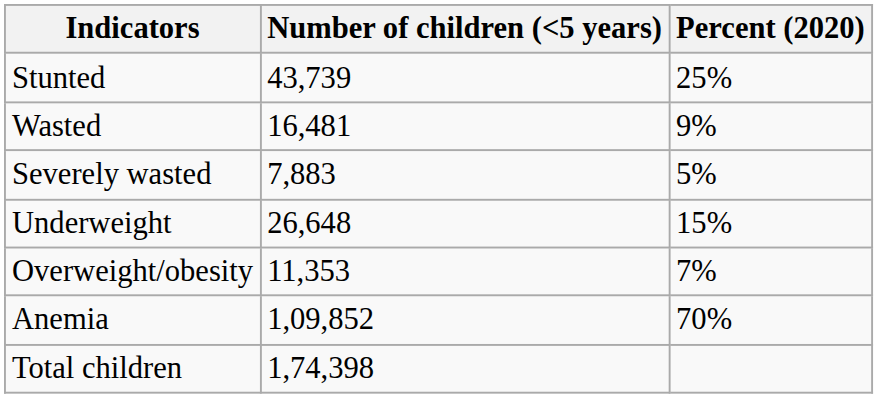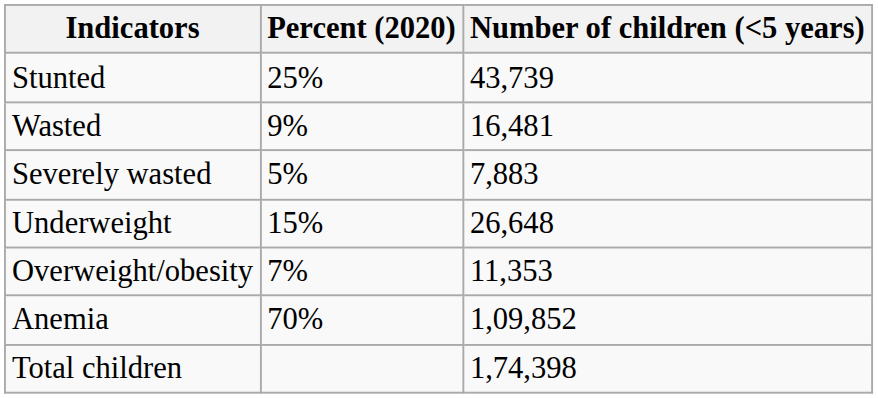columns swapped: (465, 28) <-> (770, 28)
